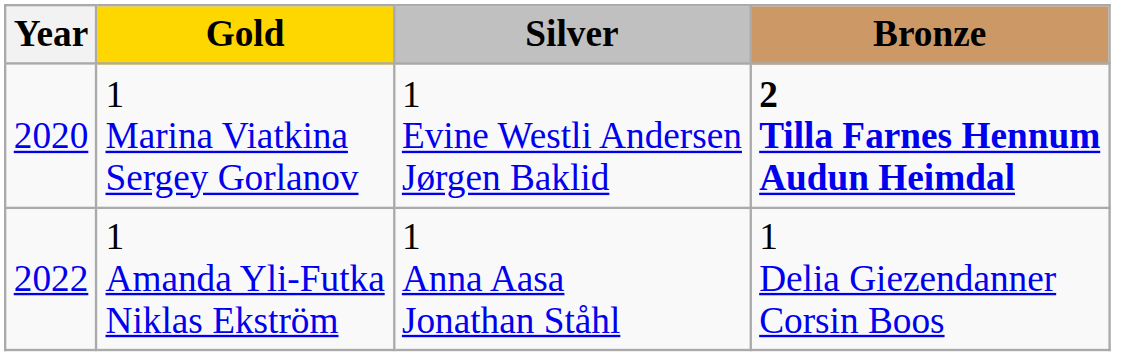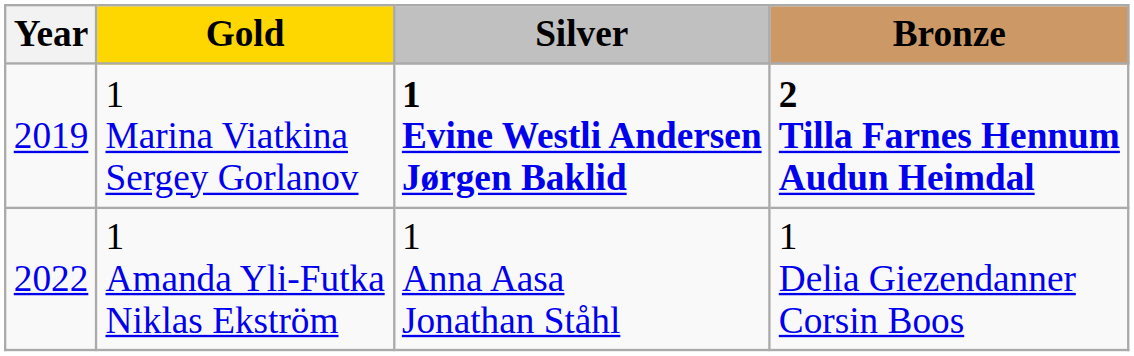(51, 135) 2020 -> (51, 135) 2019
(572, 135) normal -> (582, 135) bold
